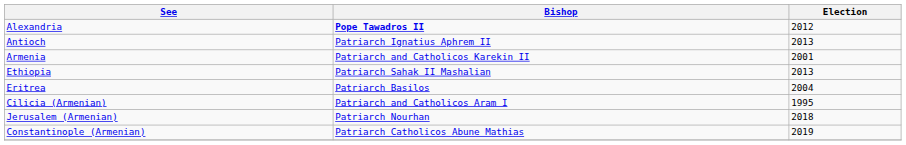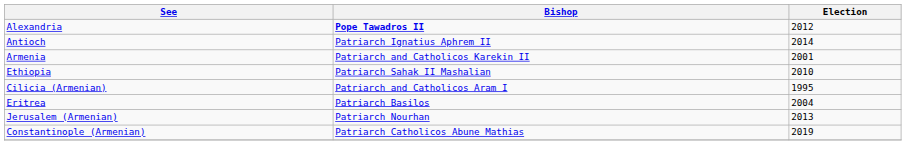(802, 42) 2013 -> (802, 42) 2014
(802, 72) 2013 -> (802, 72) 2010
rows swapped: (26, 87) <-> (57, 102)
(802, 117) 2018 -> (802, 117) 2013
